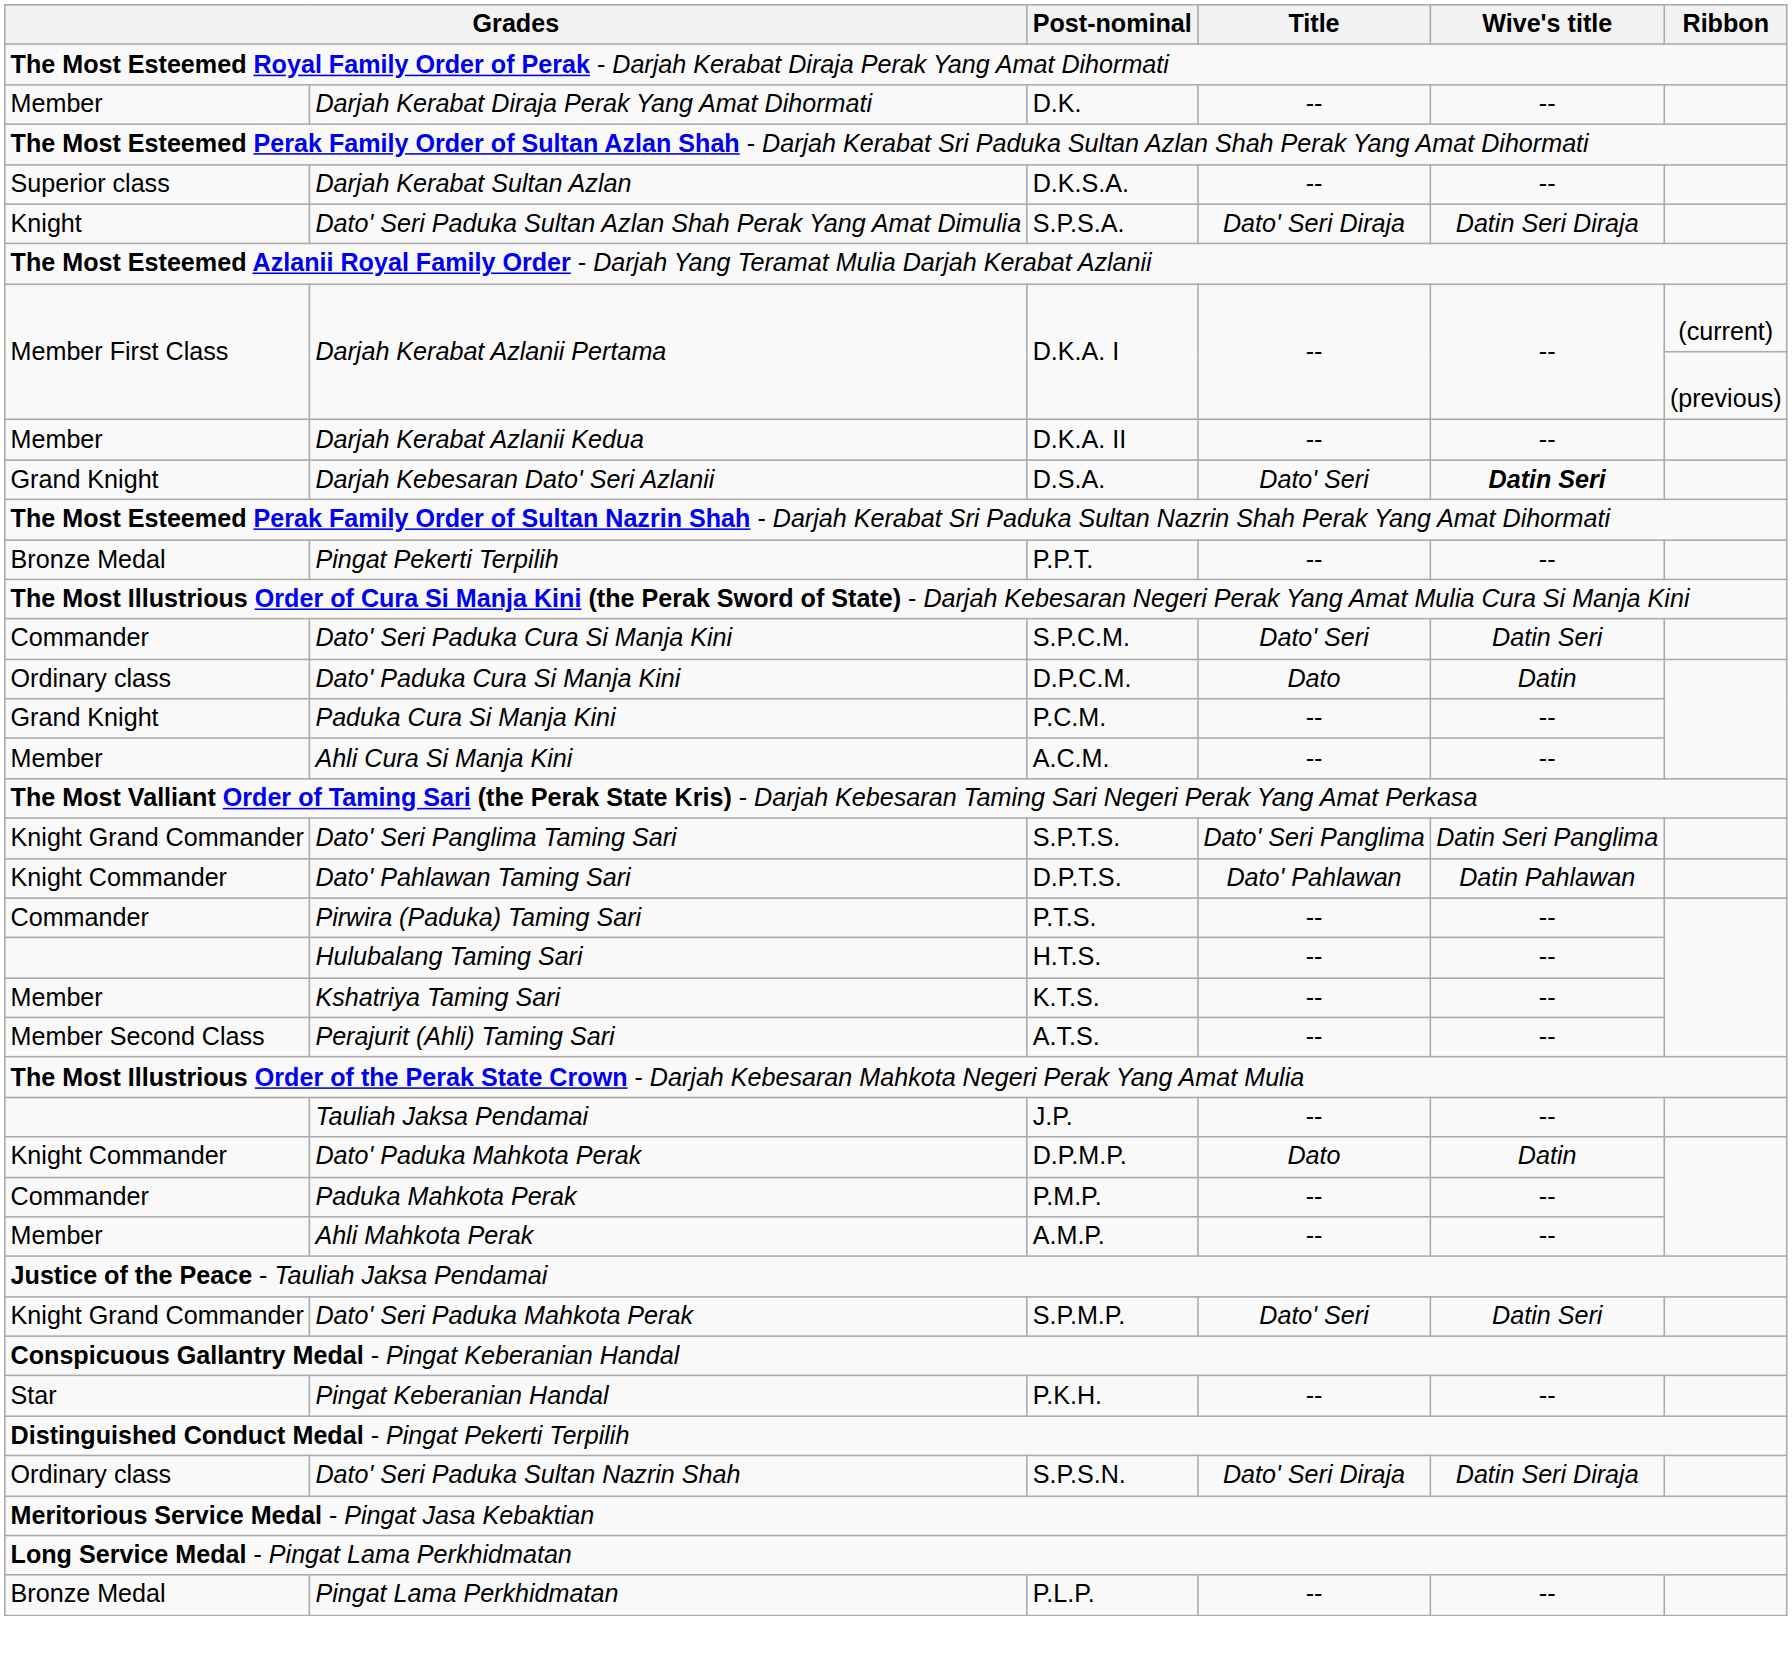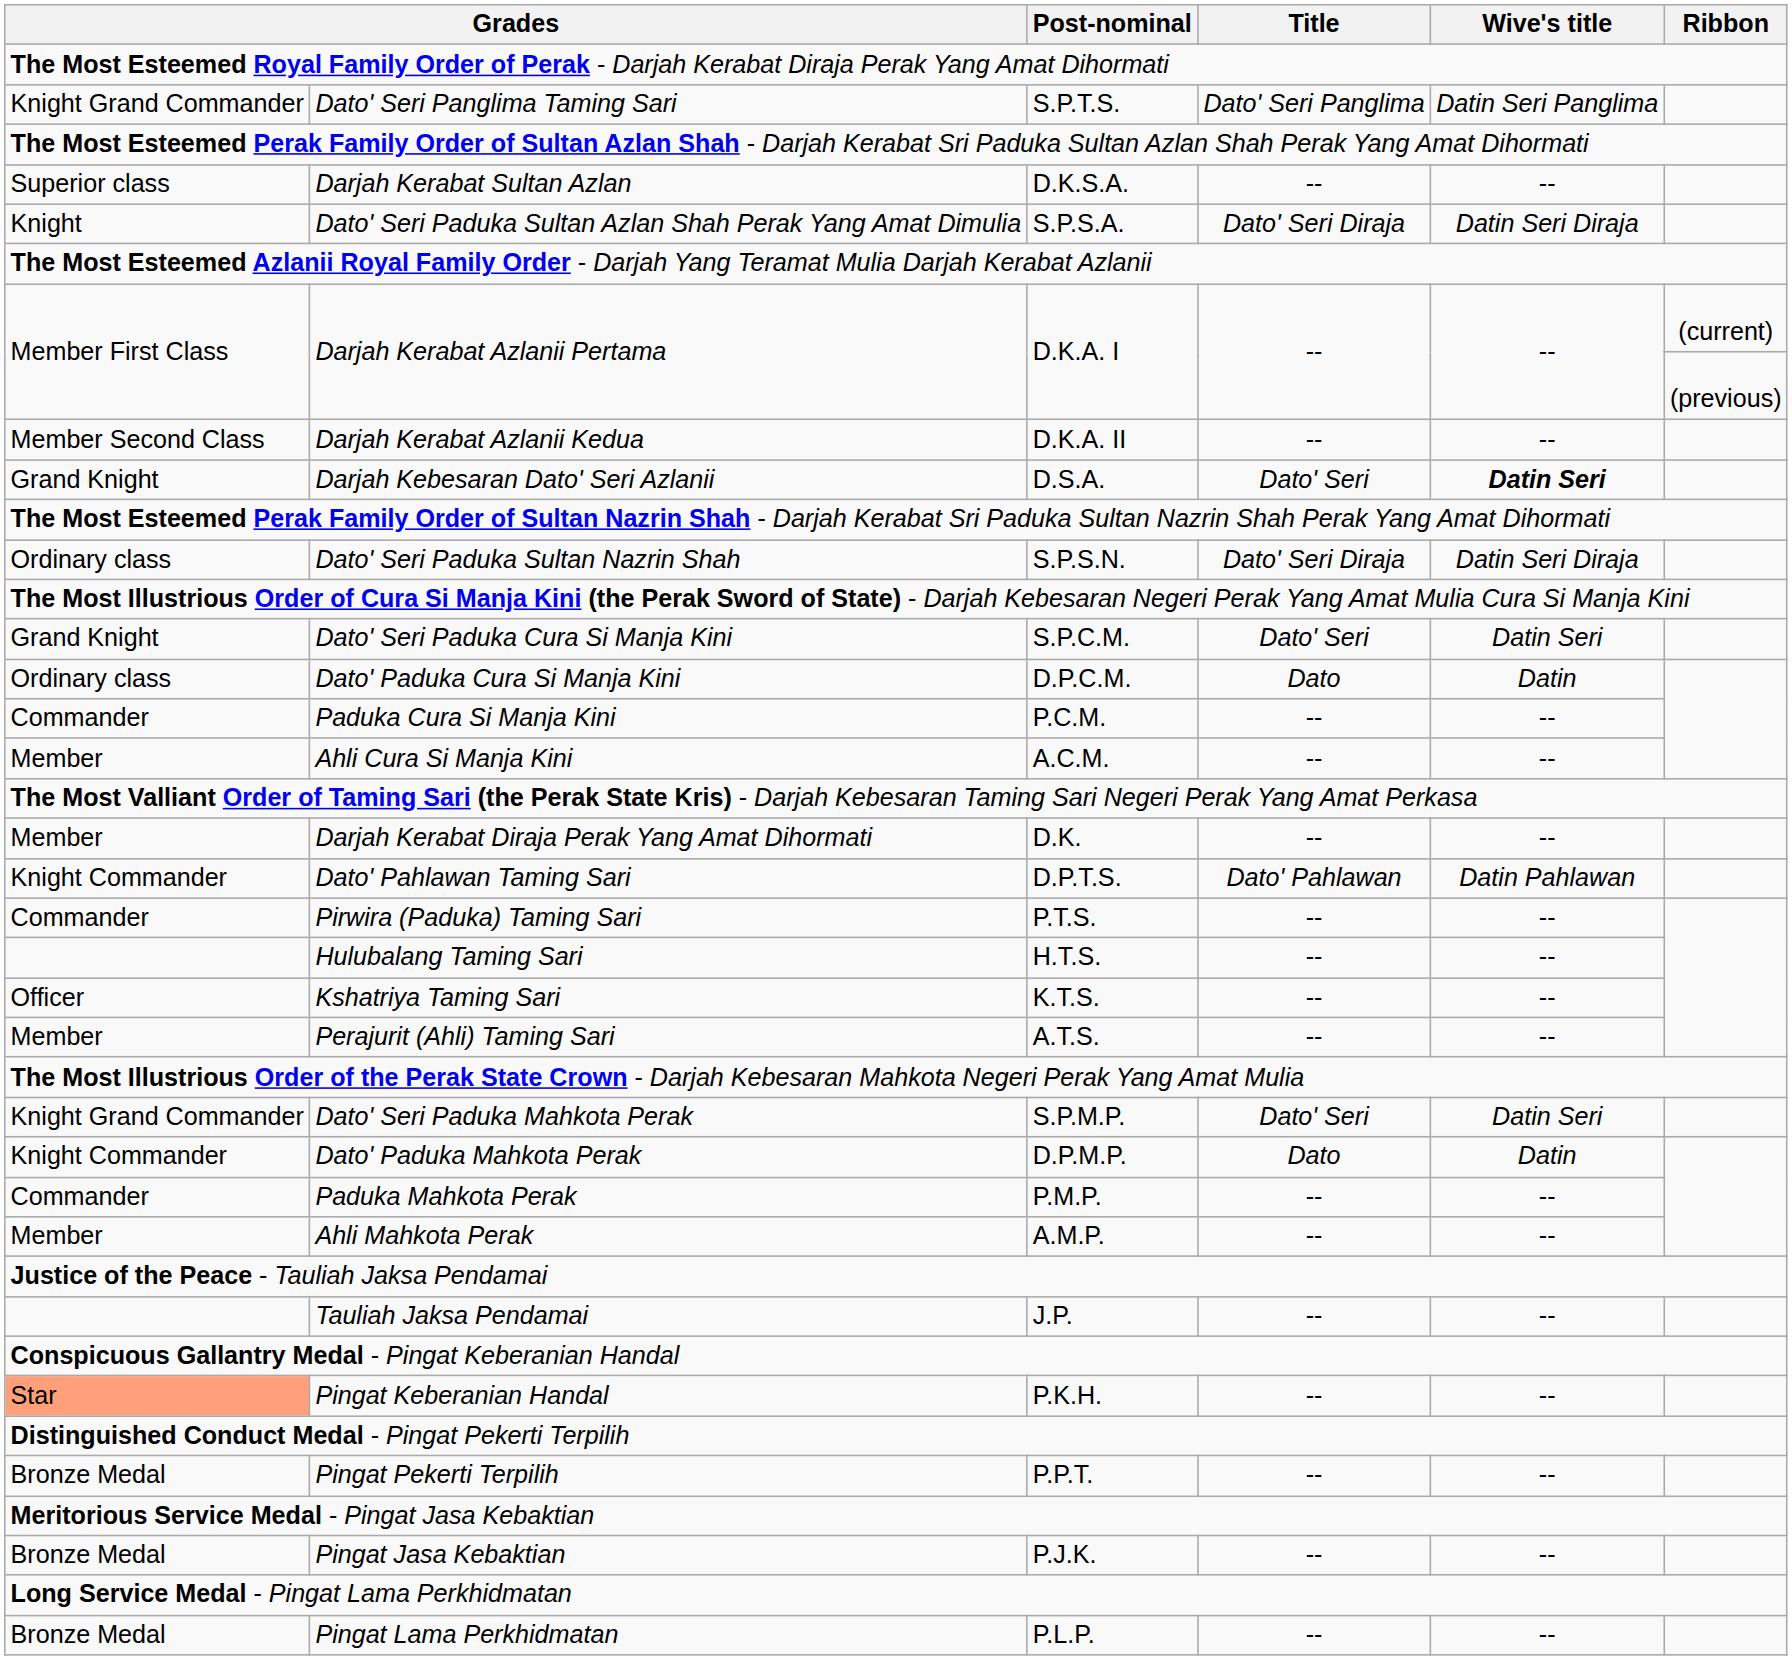rows swapped: (594, 104) <-> (496, 837)
(57, 439) Member -> (138, 439) Member Second Class
rows swapped: (528, 1475) <-> (437, 559)
(80, 638) Commander -> (85, 638) Grand Knight
(85, 718) Grand Knight -> (80, 718) Commander
(57, 997) Member -> (47, 997) Officer
(138, 1037) Member Second Class -> (57, 1037) Member
rows swapped: (504, 1315) <-> (452, 1116)
(34, 1395) no background -> (34, 1395) lightsalmon background
+ row: (440, 1554)
